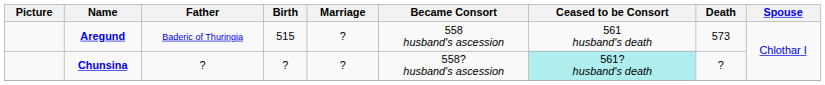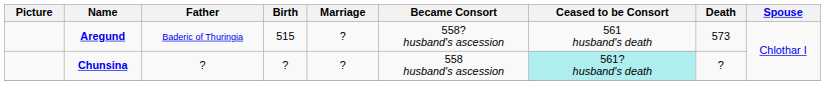(454, 36) 558 husband's ascession -> (454, 36) 558? husband's ascession
(454, 65) 558? husband's ascession -> (454, 65) 558 husband's ascession
